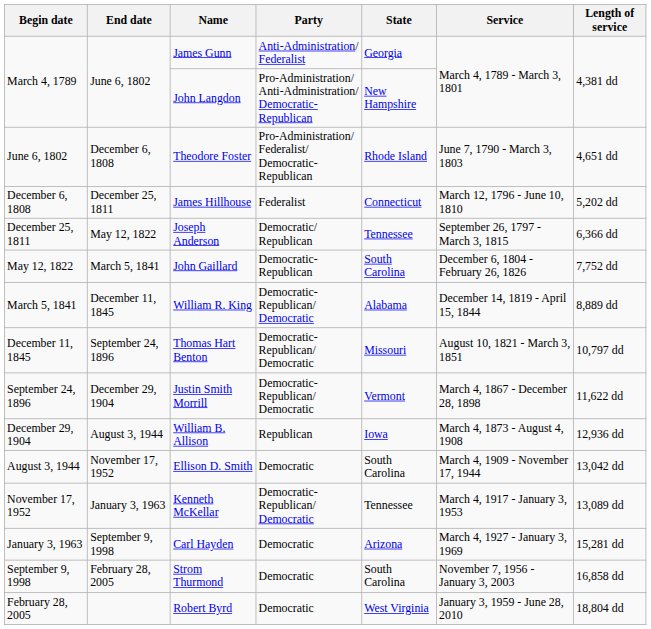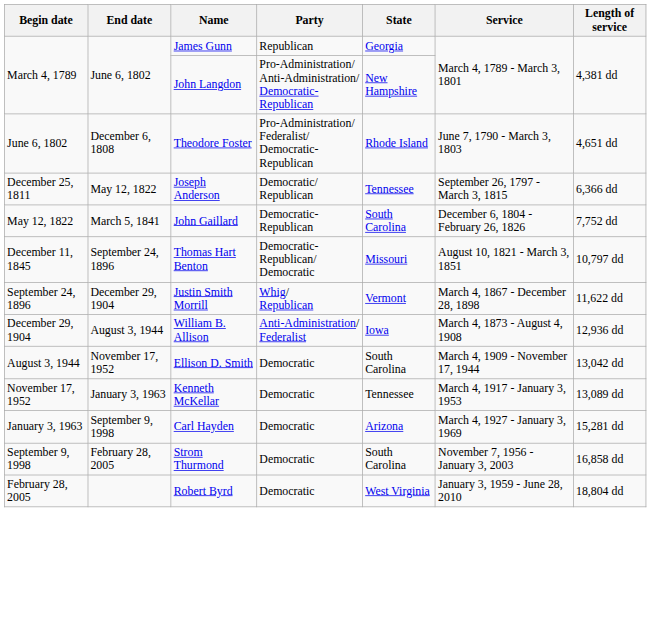(309, 52) Anti-Administration/ Federalist -> (286, 45) Republican
- row: (212, 202)
- row: (213, 305)
(288, 396) Democratic-Republican/ Democratic -> (286, 298) Whig/ Republican
(286, 434) Republican -> (309, 330) Anti-Administration/ Federalist
(288, 505) Democratic-Republican/ Democratic -> (287, 394) Democratic
